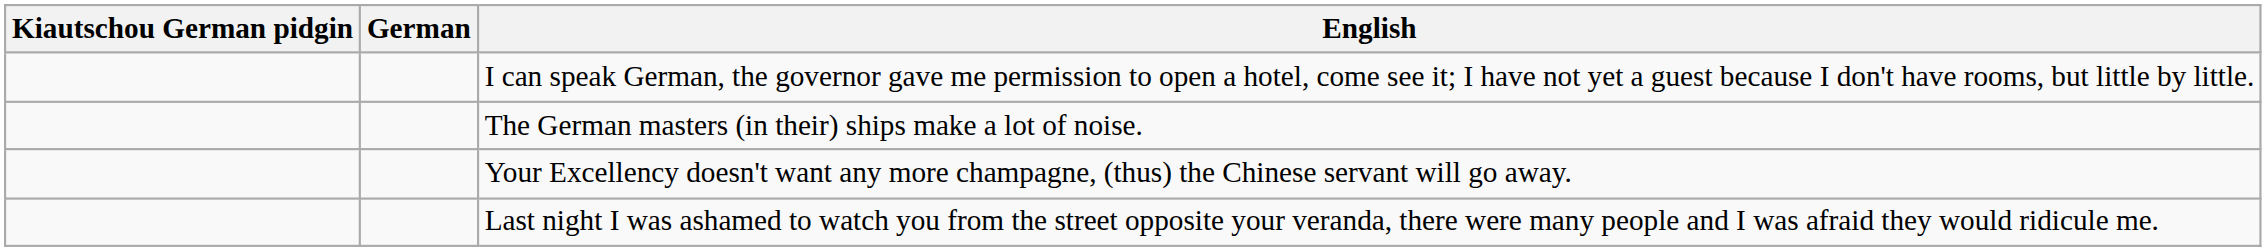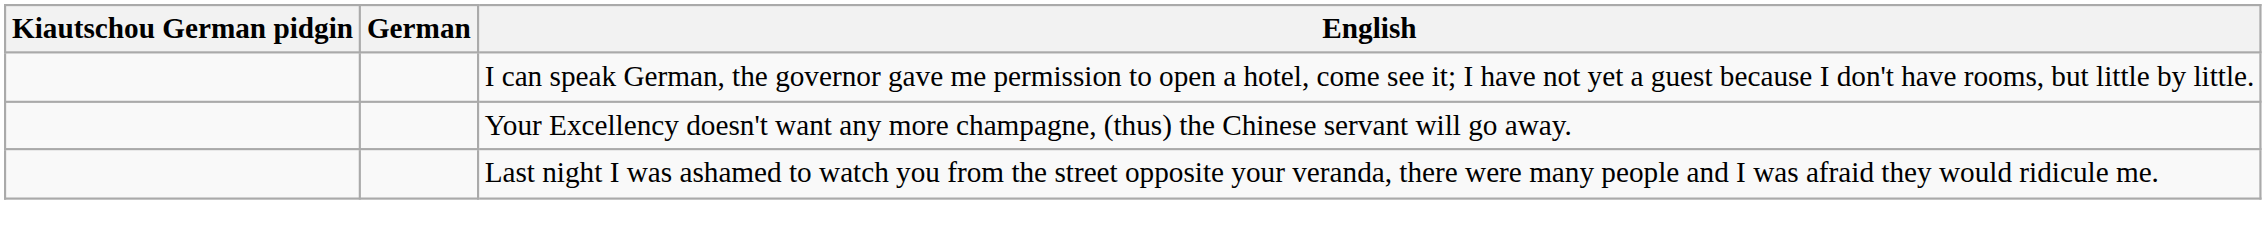- row: (814, 124)
